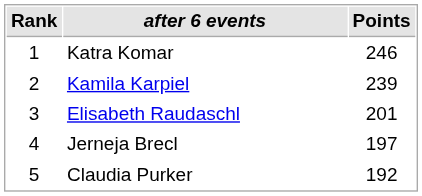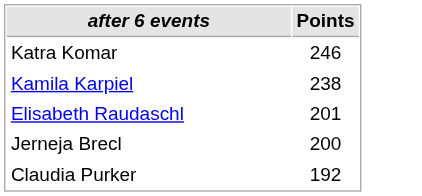- column: (34, 21)
(382, 83) 239 -> (326, 83) 238
(382, 144) 197 -> (326, 144) 200
